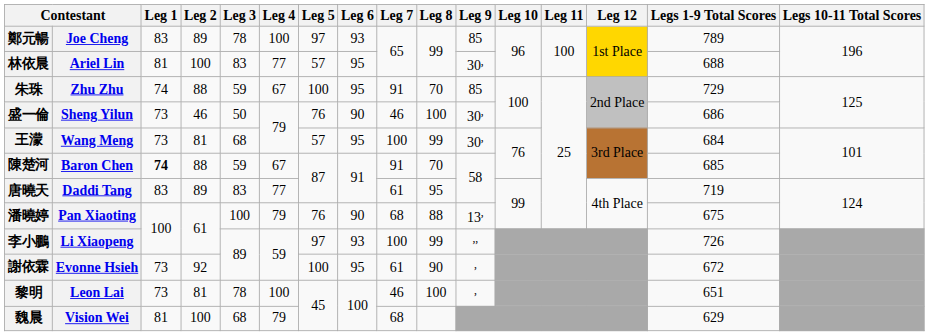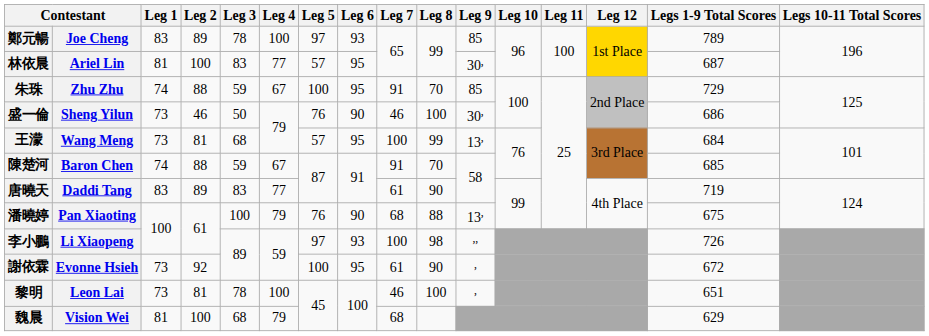(714, 64) 688 -> (714, 64) 687
(475, 140) 30, -> (475, 140) 13,
(161, 165) bold -> (161, 165) normal
(436, 190) 95 -> (436, 190) 90
(436, 241) 99 -> (436, 241) 98
